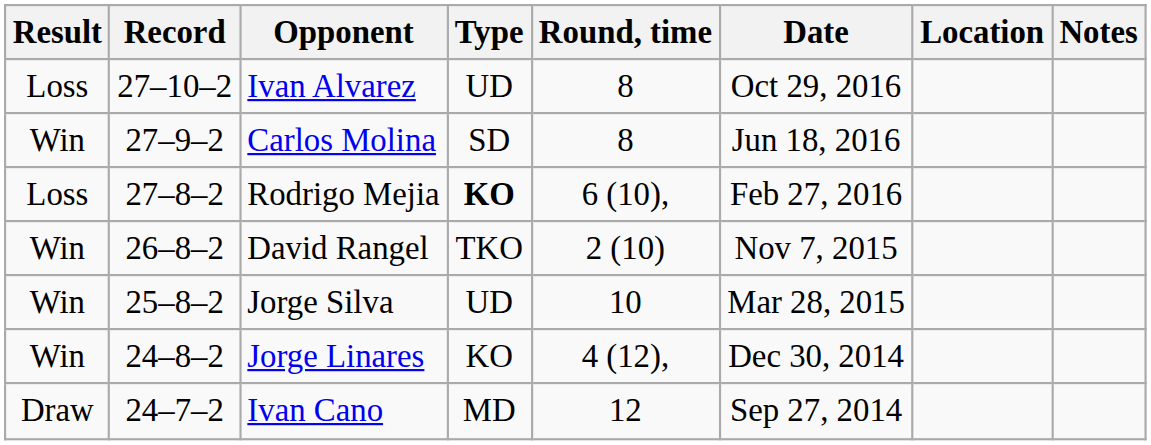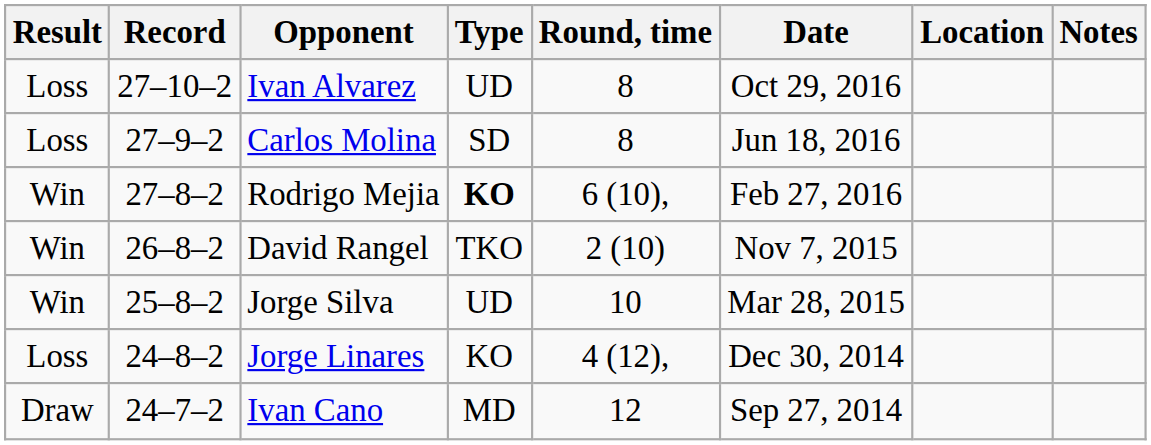(57, 140) Win -> (57, 140) Loss
(57, 194) Loss -> (57, 194) Win
(57, 356) Win -> (57, 356) Loss
